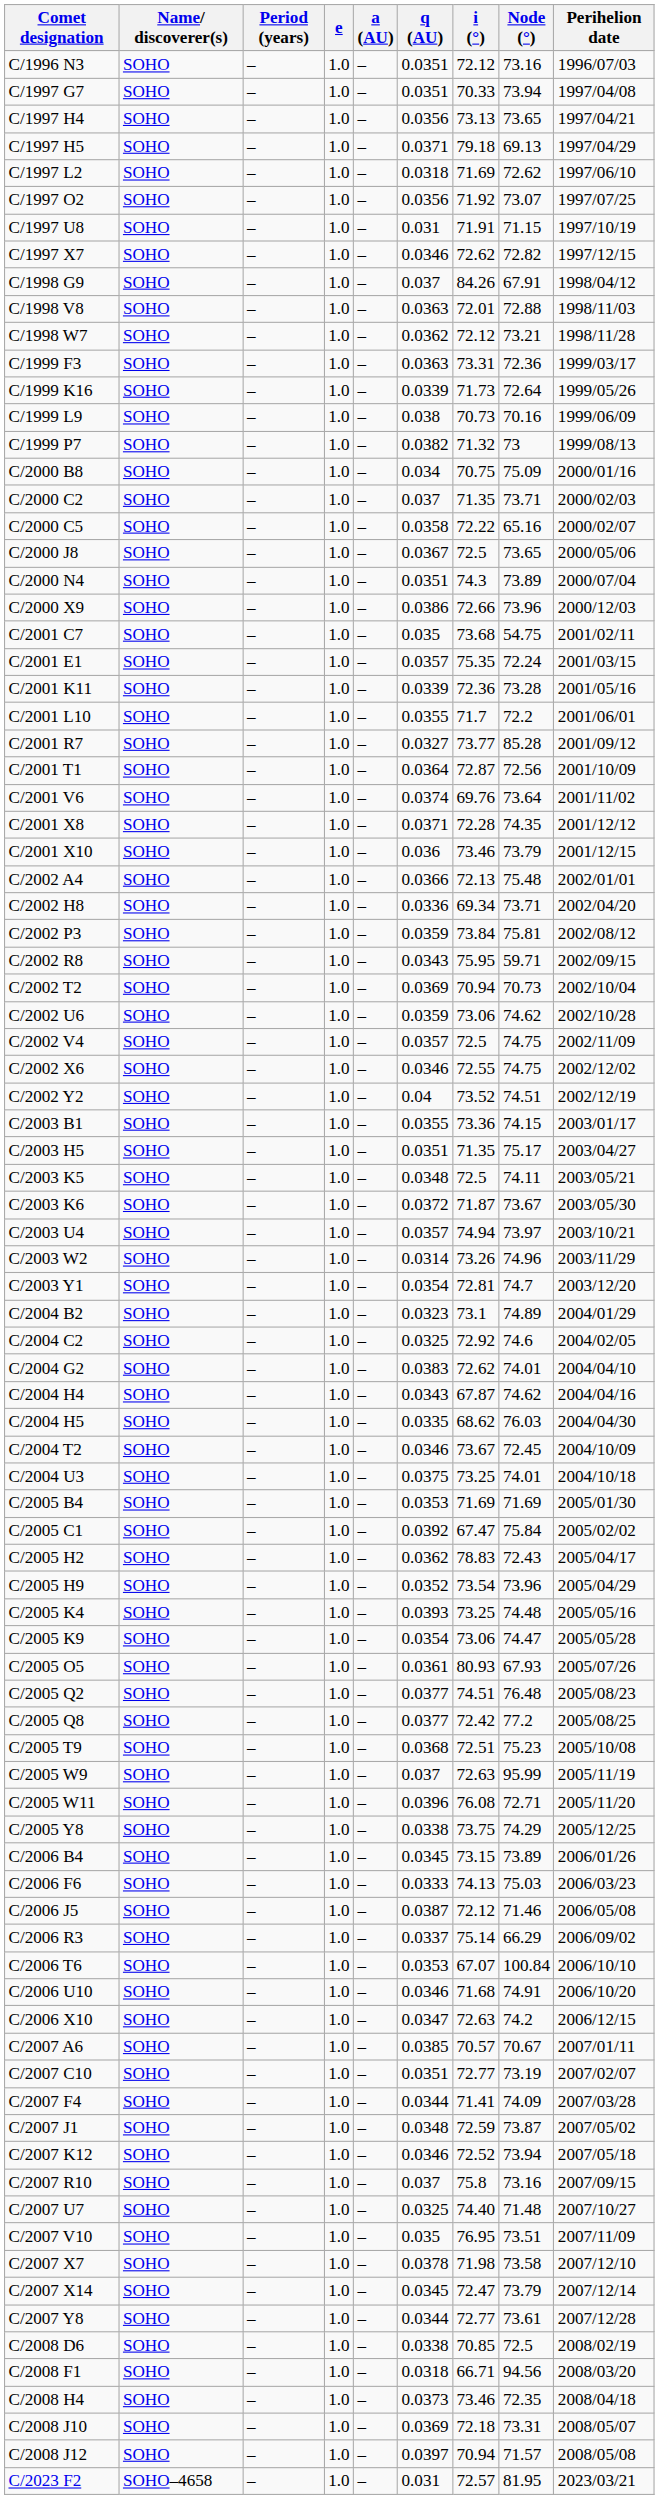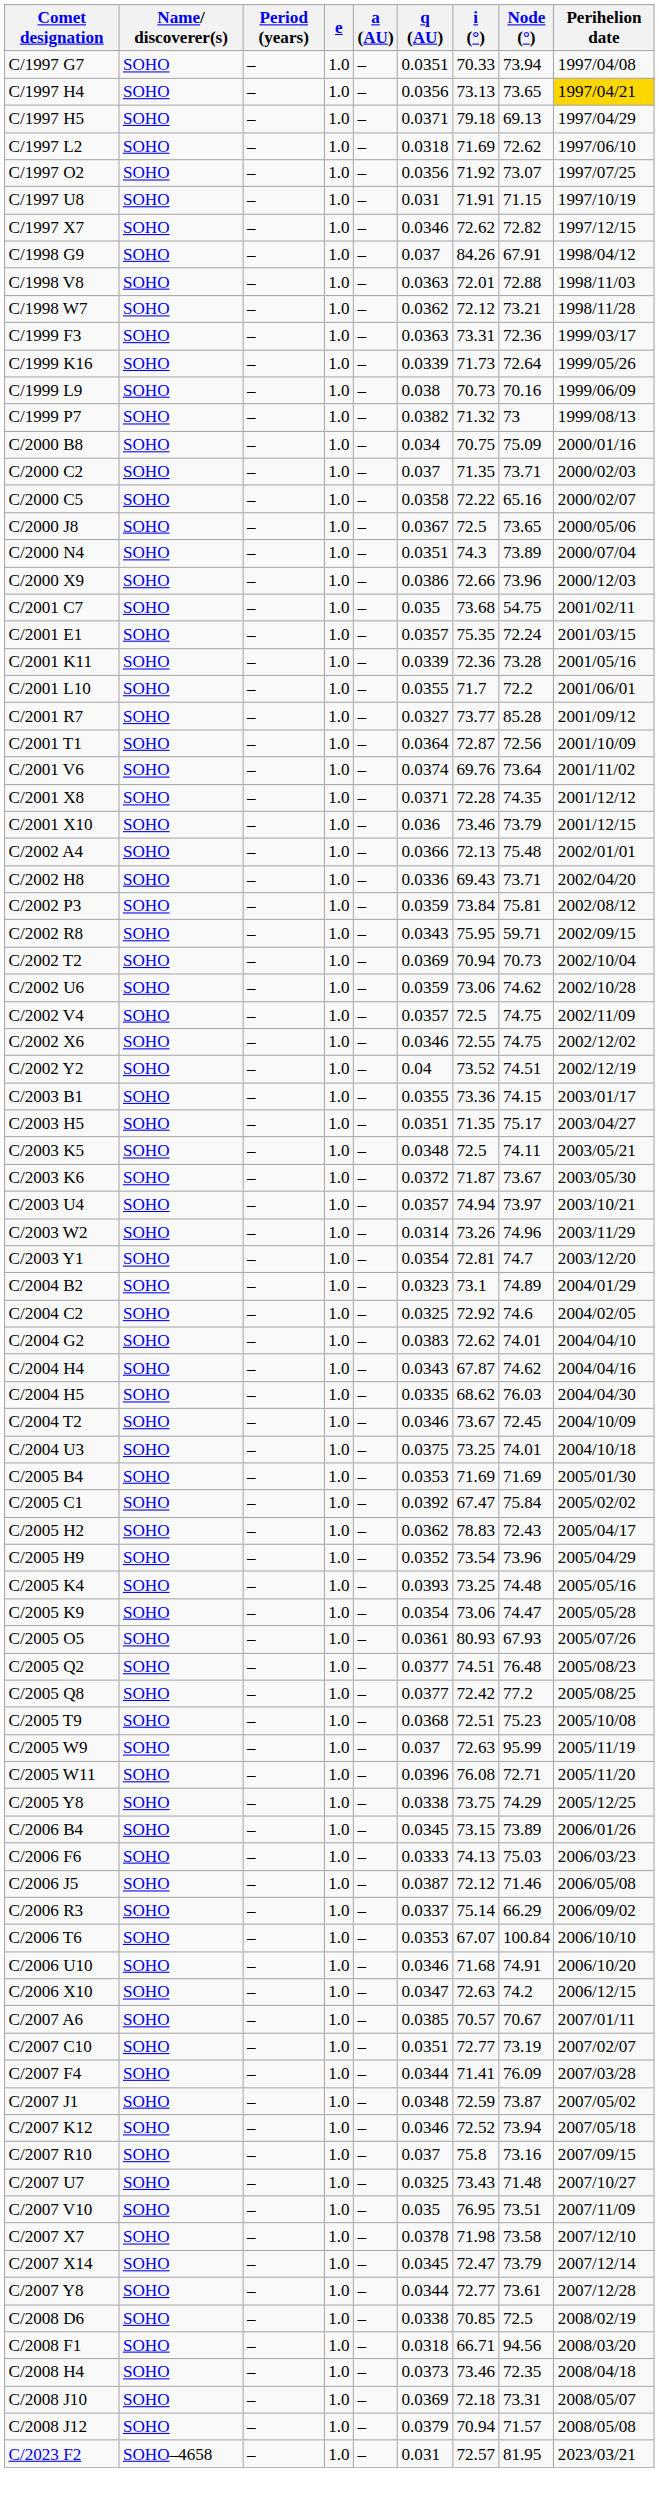- row: (46, 64)
(597, 118) no background -> (597, 91) gold background
(476, 906) 69.34 -> (476, 879) 69.43
(522, 2100) 74.09 -> (522, 2073) 76.09
(476, 2209) 74.40 -> (476, 2182) 73.43
(425, 2453) 0.0397 -> (425, 2426) 0.0379
